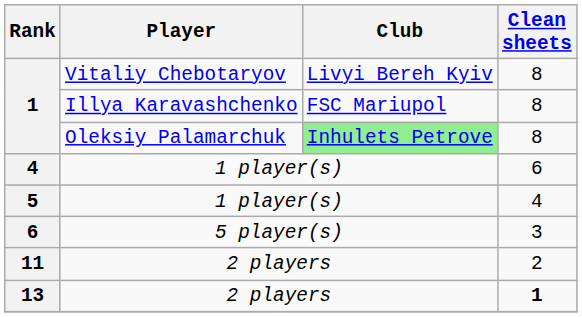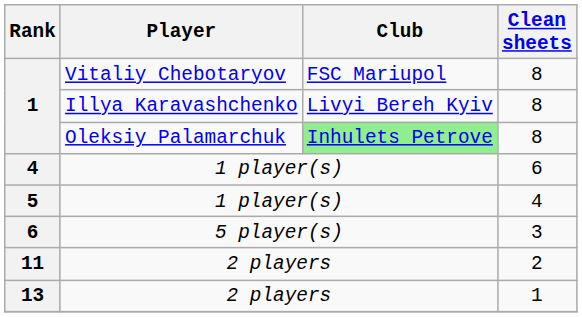(400, 74) Livyi Bereh Kyiv -> (377, 74) FSC Mariupol
(377, 106) FSC Mariupol -> (400, 106) Livyi Bereh Kyiv
(537, 295) bold -> (537, 295) normal
